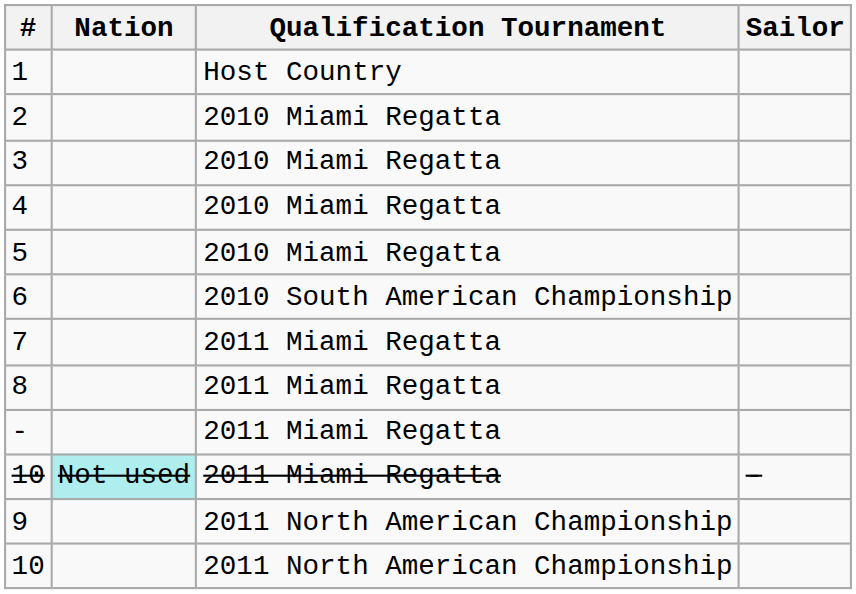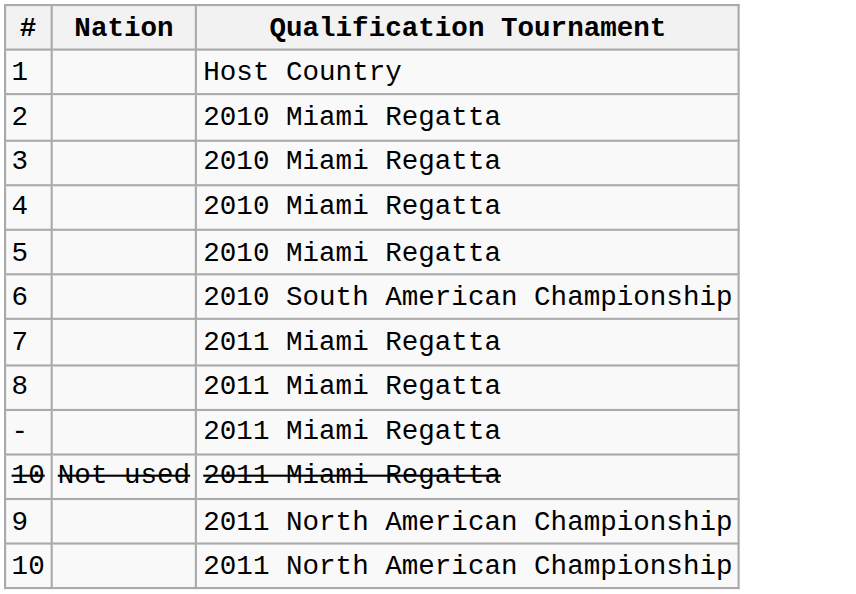- column: (795, 28)
(124, 477) paleturquoise background -> (124, 477) no background
